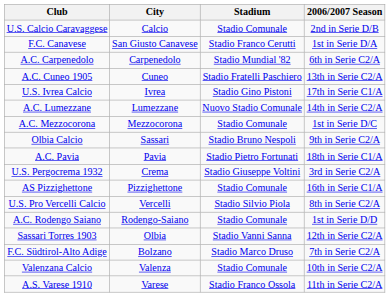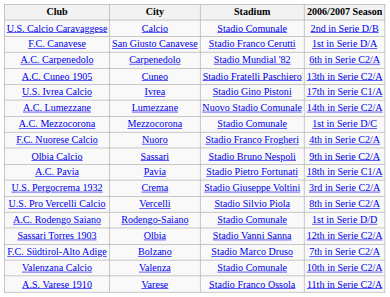+ row: (57, 140)
- row: (57, 188)
